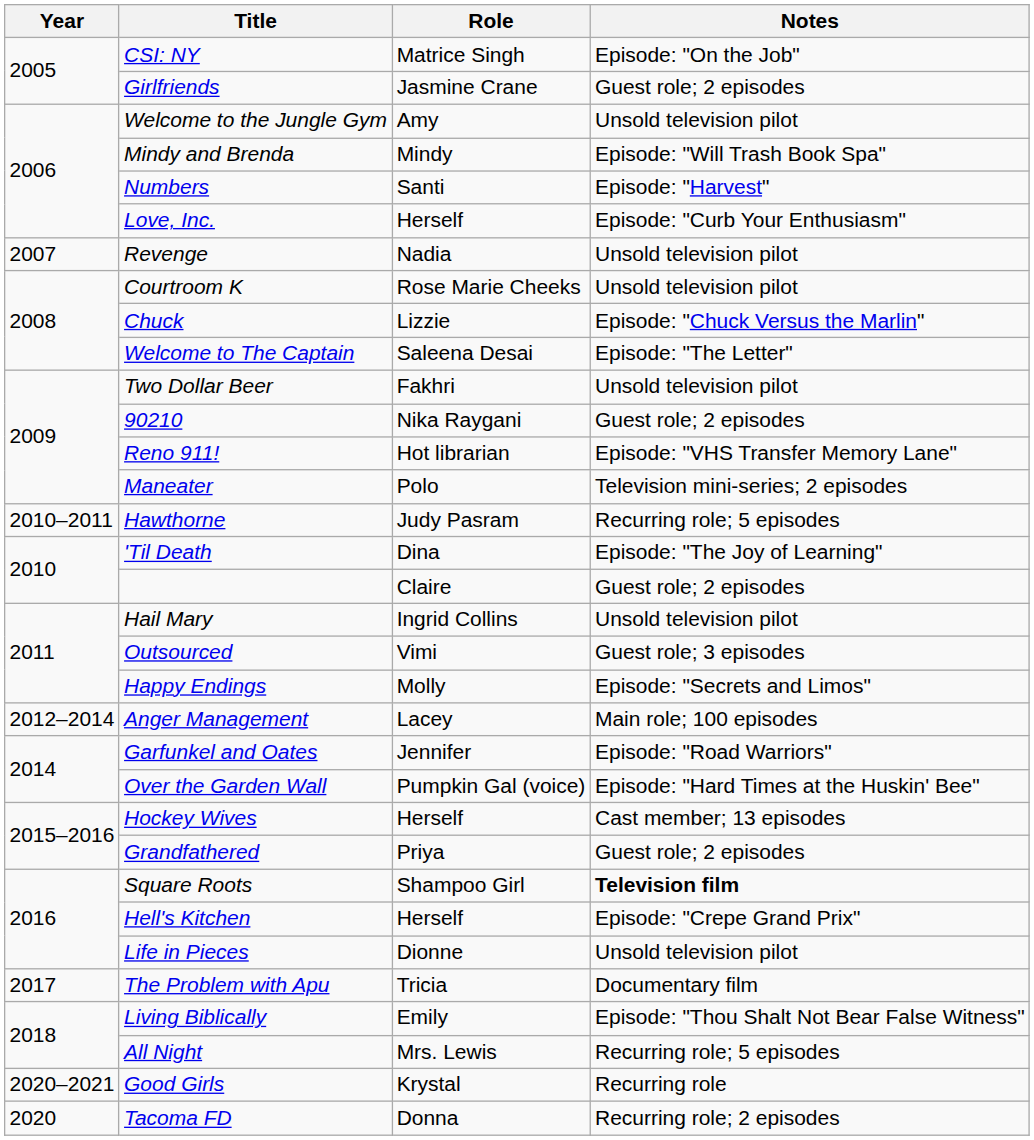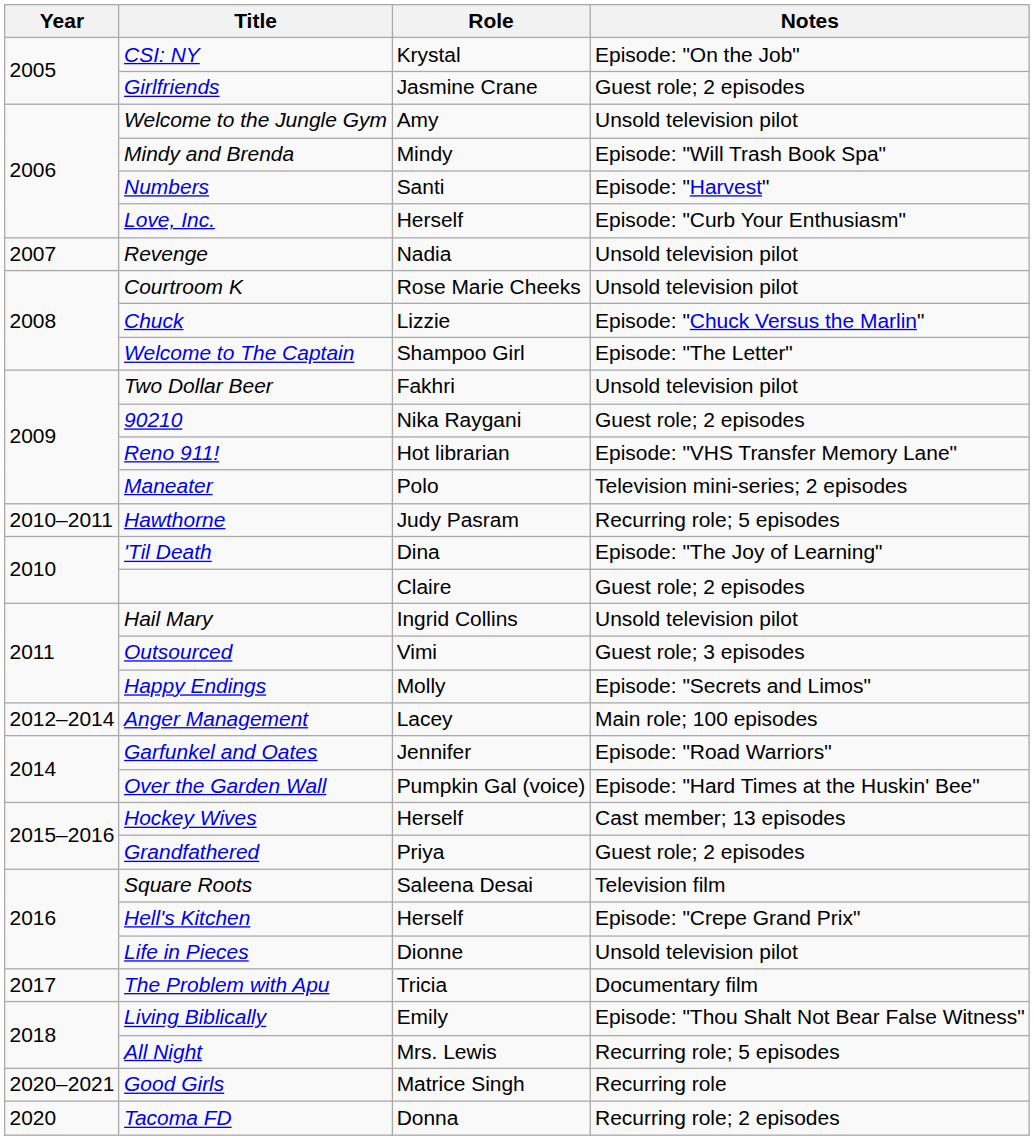(461, 54) Matrice Singh -> (429, 54) Krystal
(465, 353) Saleena Desai -> (461, 353) Shampoo Girl
(461, 885) Shampoo Girl -> (465, 885) Saleena Desai
(667, 885) bold -> (660, 885) normal
(429, 1084) Krystal -> (461, 1084) Matrice Singh
